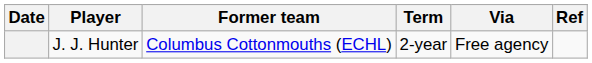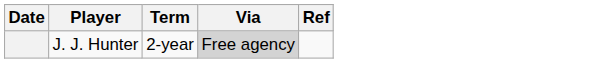- column: (269, 17)
(502, 44) no background -> (248, 44) lightgrey background
